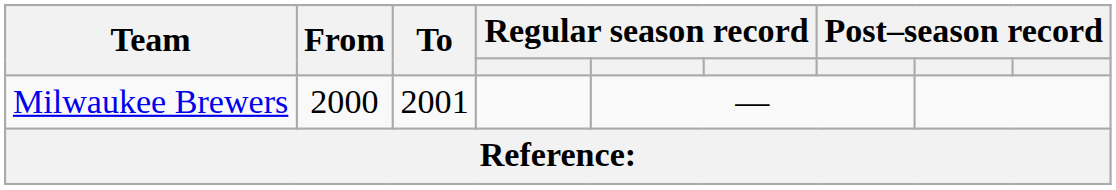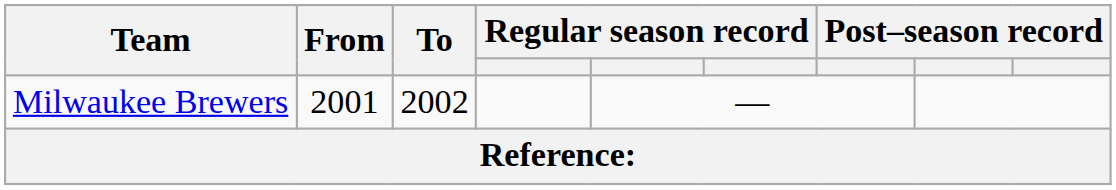(344, 101) 2000 -> (344, 101) 2001
(435, 101) 2001 -> (435, 101) 2002
